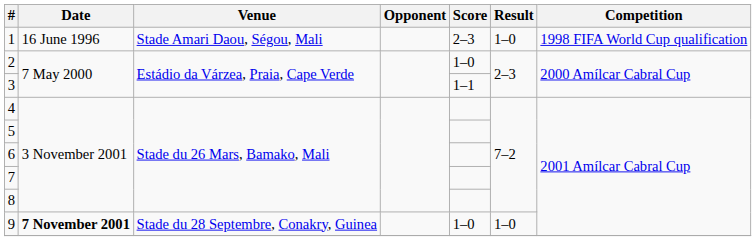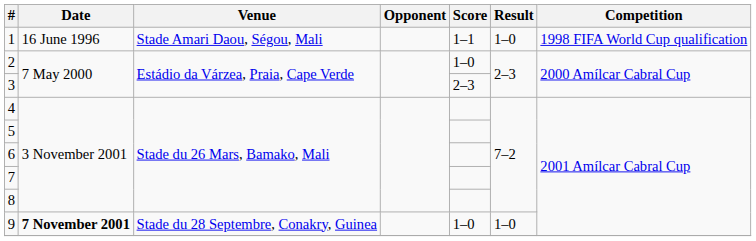(464, 39) 2–3 -> (464, 39) 1–1
(464, 85) 1–1 -> (464, 85) 2–3
